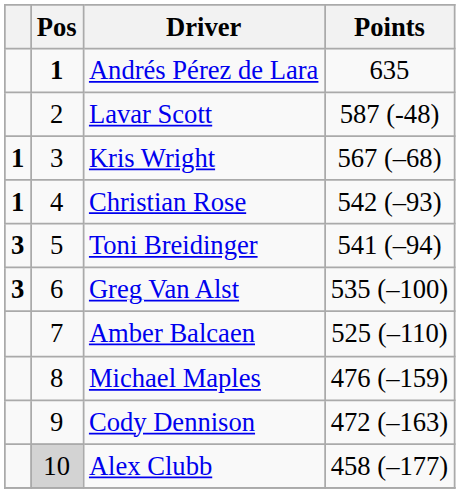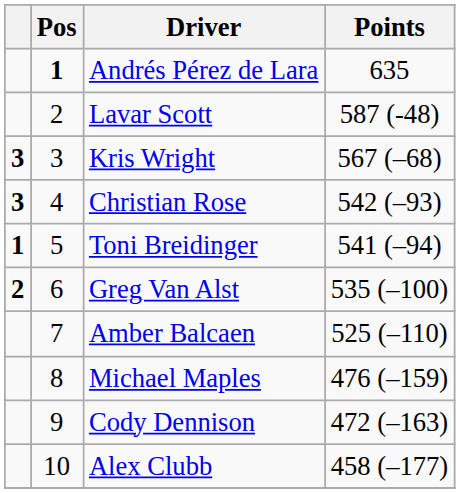(18, 158) 1 -> (18, 158) 3
(18, 202) 1 -> (18, 202) 3
(18, 245) 3 -> (18, 245) 1
(18, 289) 3 -> (18, 289) 2
(57, 465) lightgrey background -> (57, 465) no background
